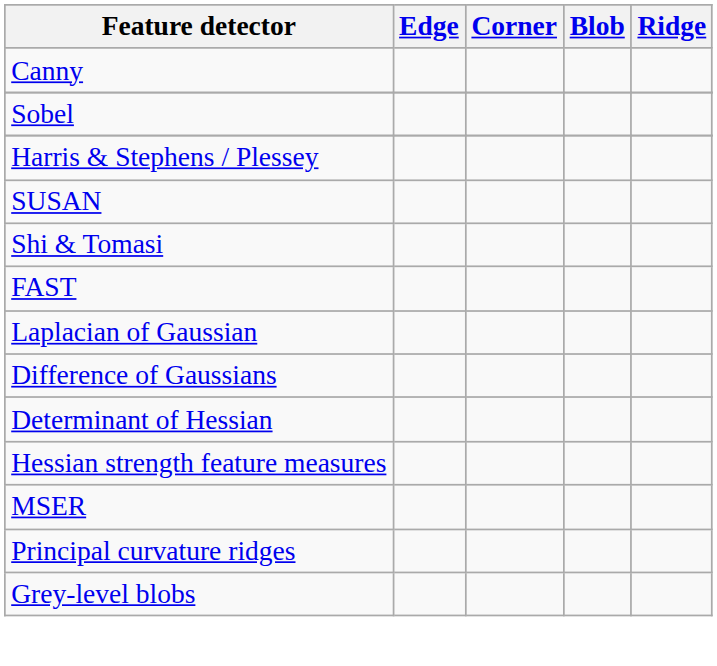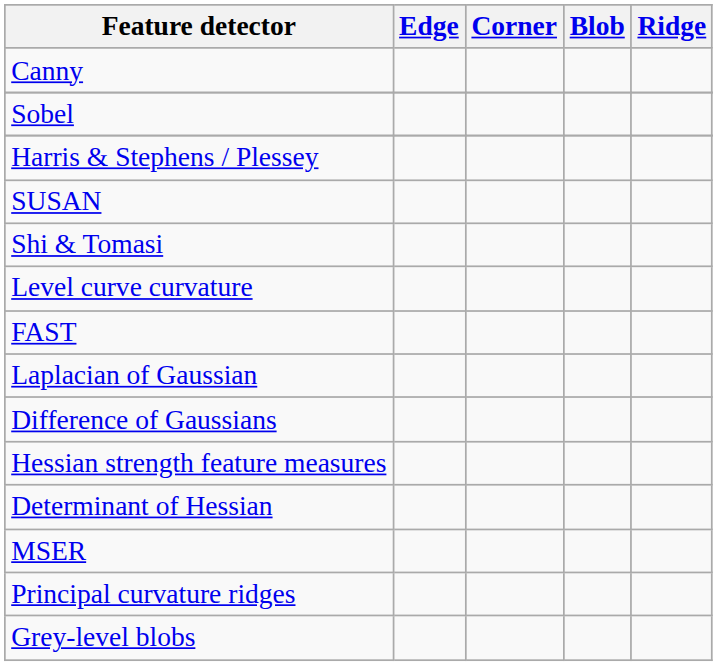+ row: (132, 288)
rows swapped: (142, 419) <-> (199, 462)
